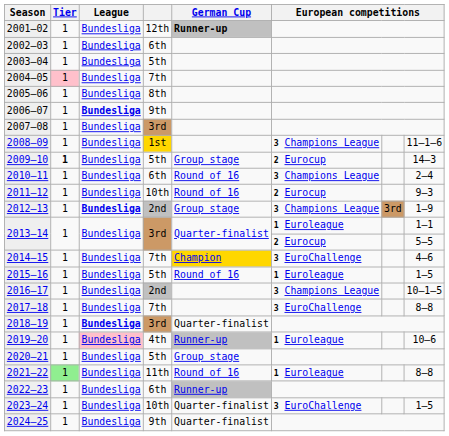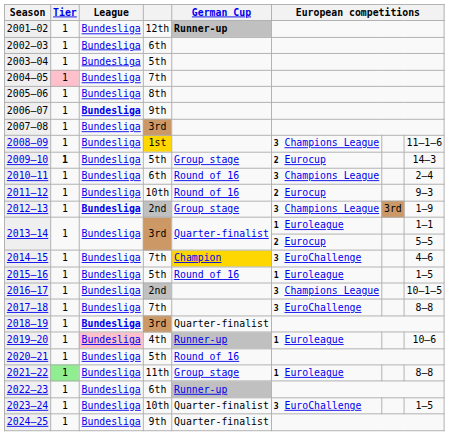(207, 357) Group stage -> (207, 357) Round of 16
(207, 373) Round of 16 -> (207, 373) Group stage
